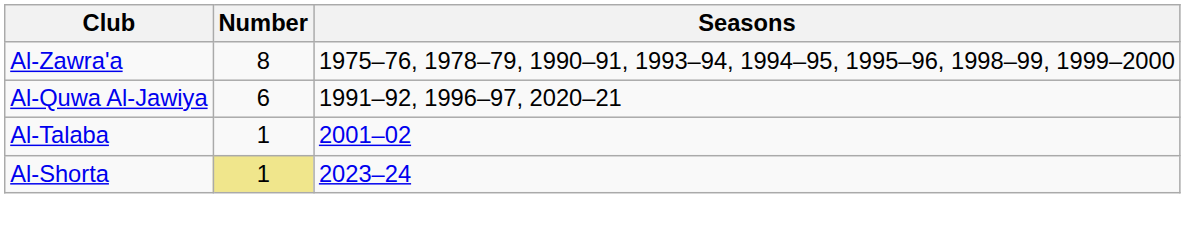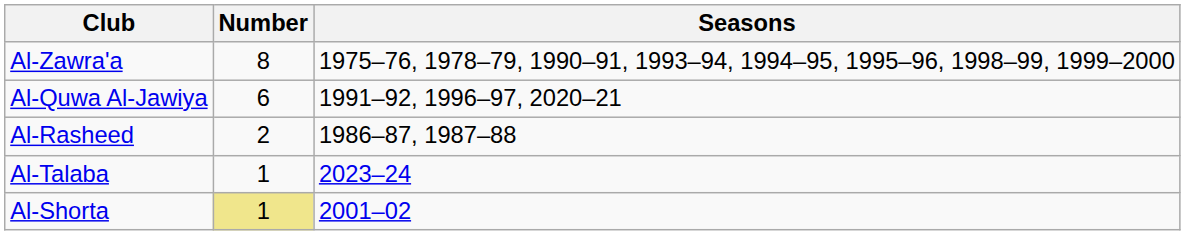+ row: (72, 135)
(365, 135) 2001–02 -> (365, 173) 2023–24
(365, 173) 2023–24 -> (365, 211) 2001–02
